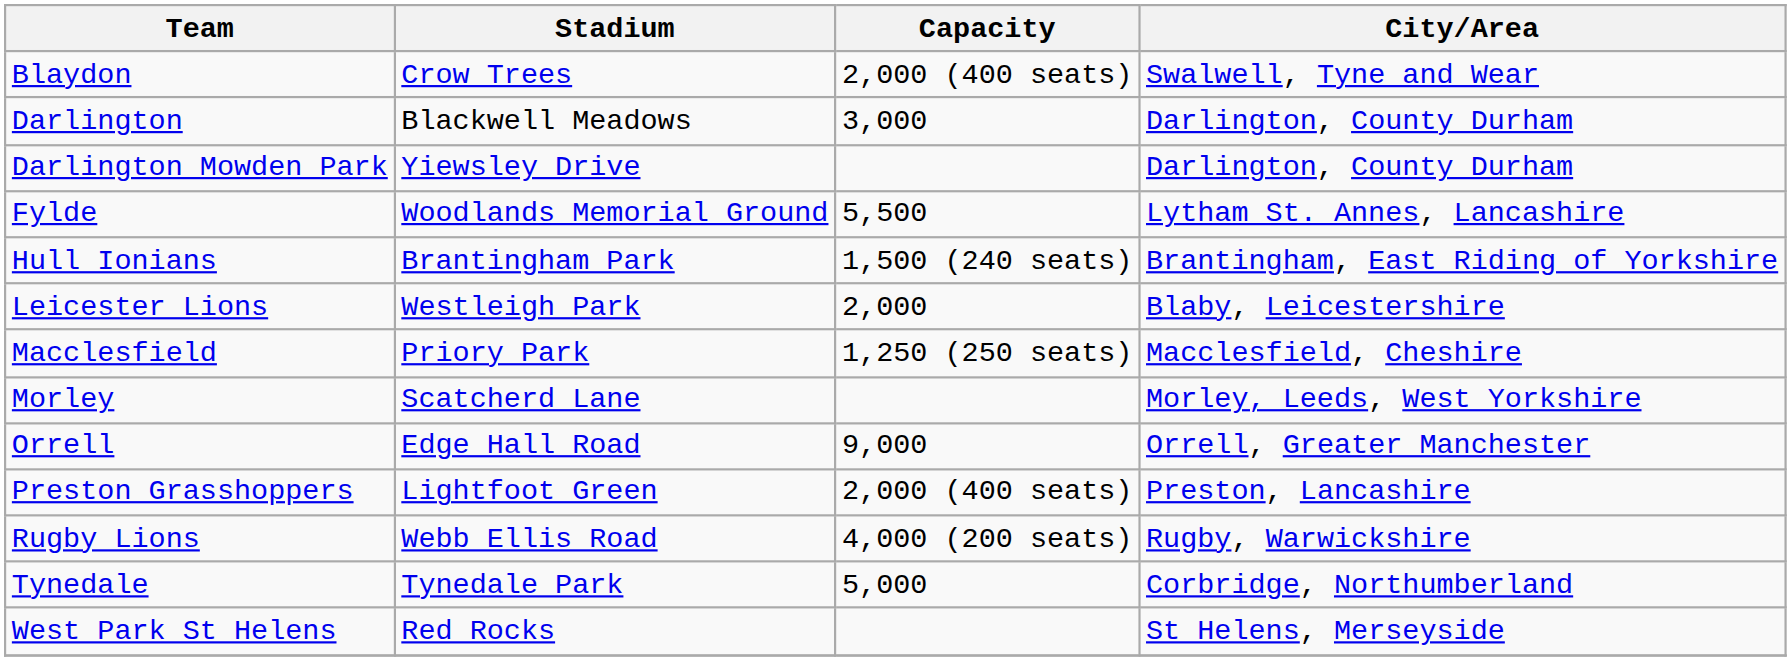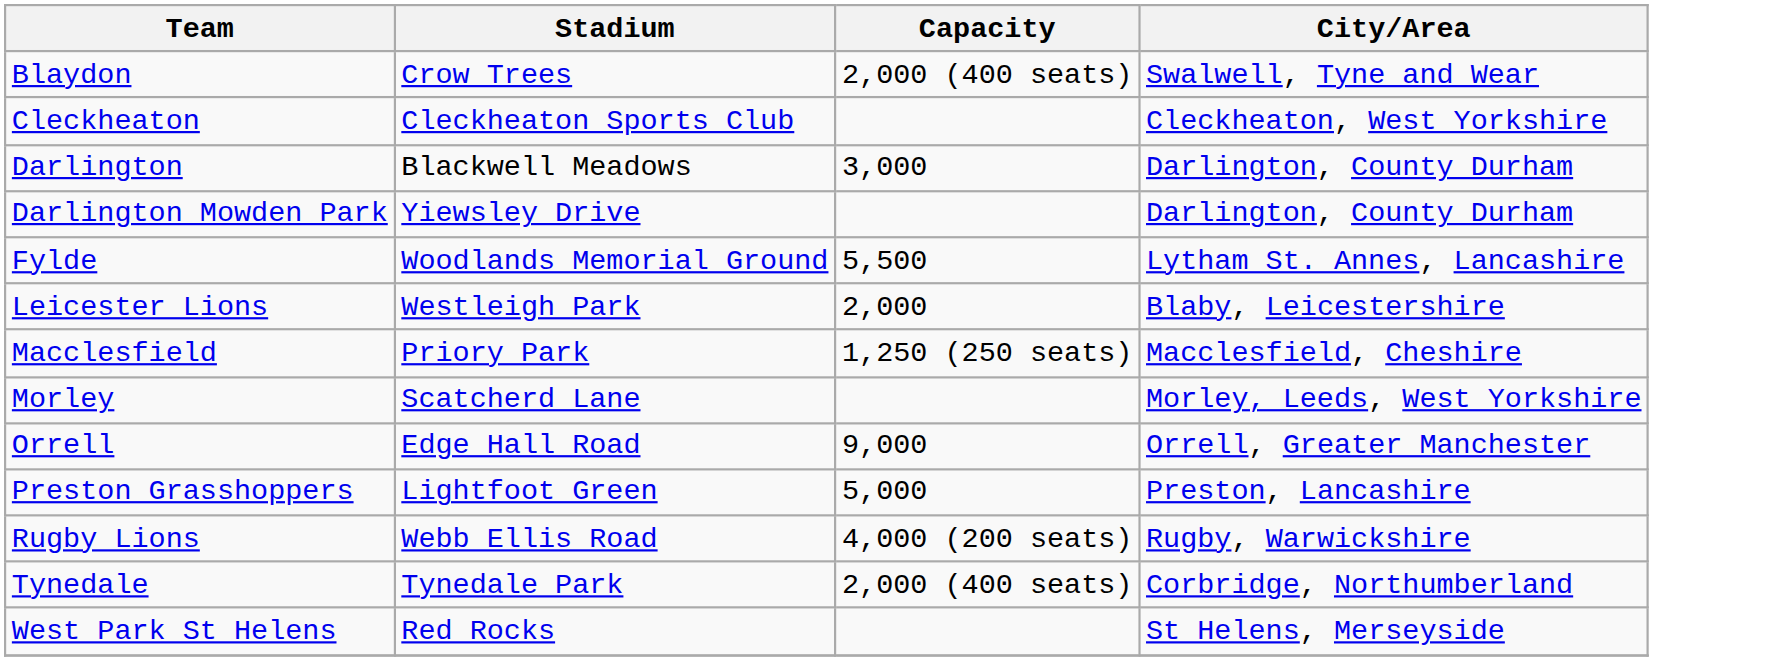+ row: (106, 121)
- row: (114, 260)
(987, 492) 2,000 (400 seats) -> (885, 492) 5,000
(885, 585) 5,000 -> (987, 585) 2,000 (400 seats)
